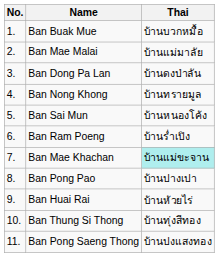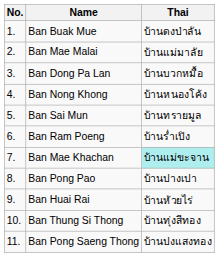(173, 31) บ้านบวกหมื้อ -> (173, 31) บ้านดงป่าลัน
(173, 73) บ้านดงป่าลัน -> (173, 73) บ้านบวกหมื้อ
(173, 94) บ้านทรายมูล -> (176, 94) บ้านหนองโค้ง
(176, 116) บ้านหนองโค้ง -> (173, 116) บ้านทรายมูล
